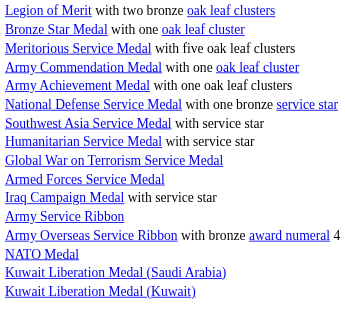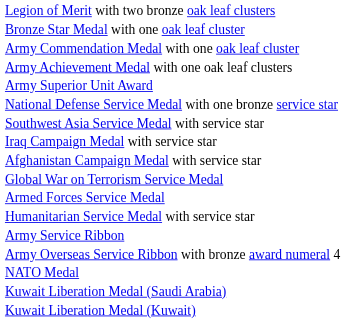- row: (150, 48)
+ row: (79, 86)
rows swapped: (111, 198) <-> (130, 142)
+ row: (133, 160)
